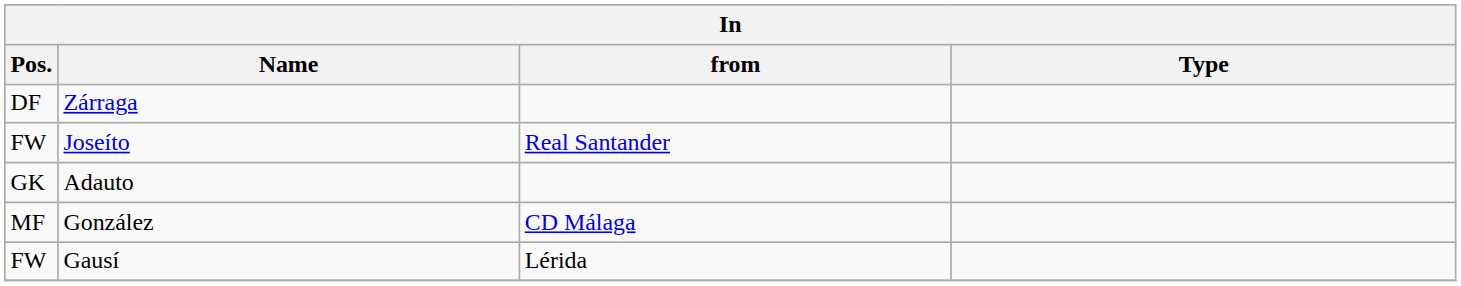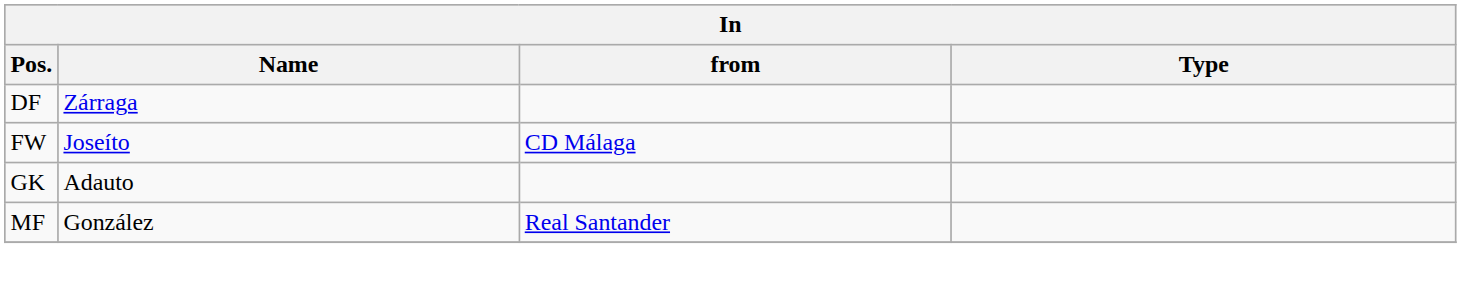(597, 142) Real Santander -> (580, 142) CD Málaga
(580, 221) CD Málaga -> (597, 221) Real Santander
- row: (91, 261)
